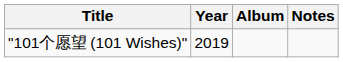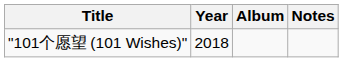(212, 42) 2019 -> (212, 42) 2018
